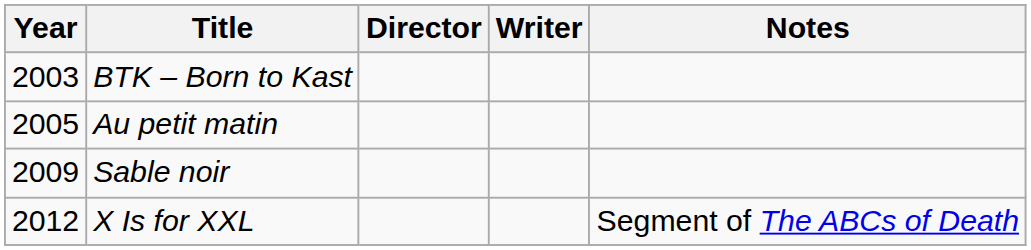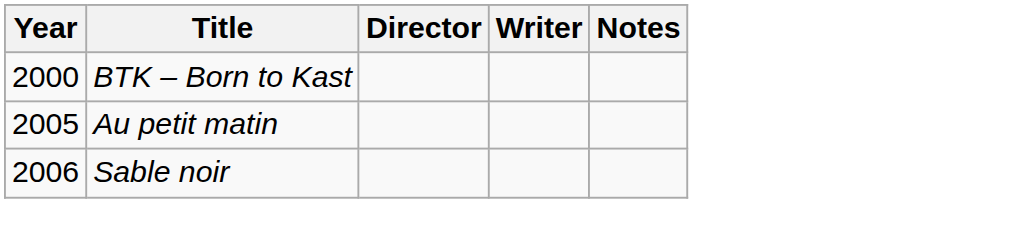(46, 76) 2003 -> (46, 76) 2000
(46, 172) 2009 -> (46, 172) 2006
- row: (174, 220)
